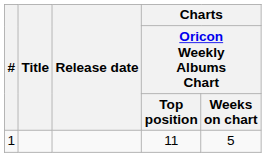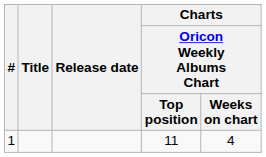(231, 141) 5 -> (231, 141) 4
